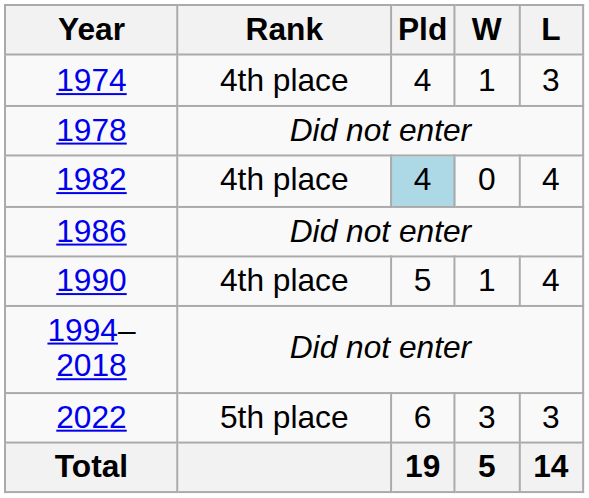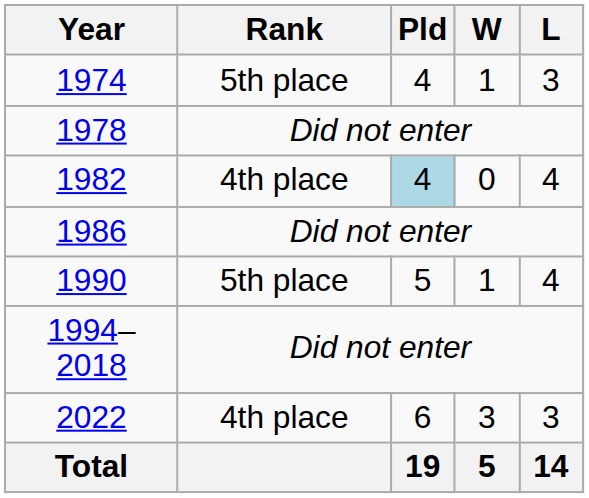(284, 79) 4th place -> (284, 79) 5th place
(284, 280) 4th place -> (284, 280) 5th place
(284, 416) 5th place -> (284, 416) 4th place
